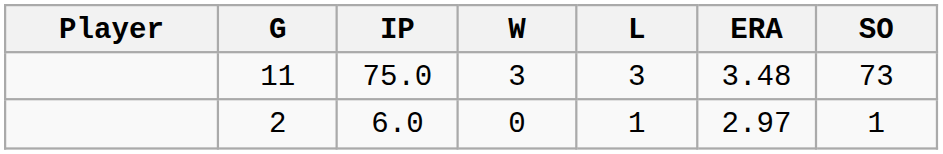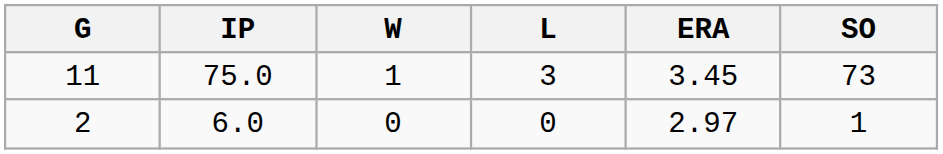- column: (111, 29)
(517, 76) 3 -> (393, 76) 1
(756, 76) 3.48 -> (703, 76) 3.45
(637, 124) 1 -> (548, 124) 0
